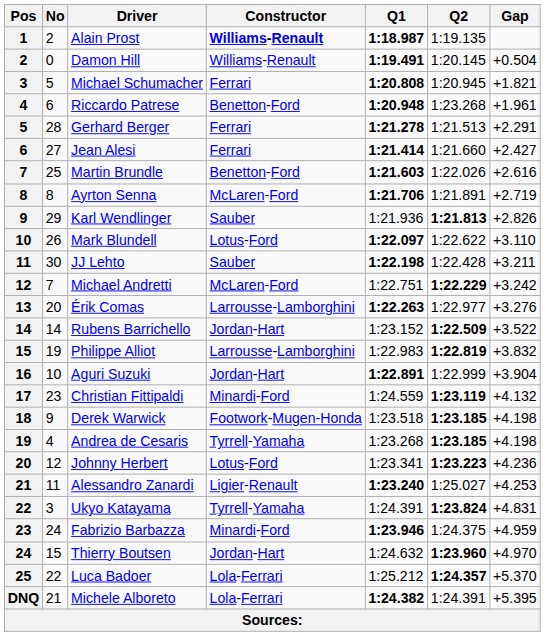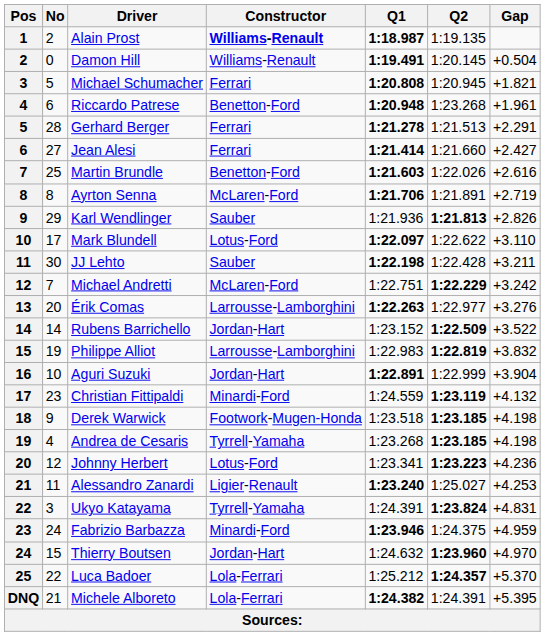(54, 240) 26 -> (54, 240) 17
